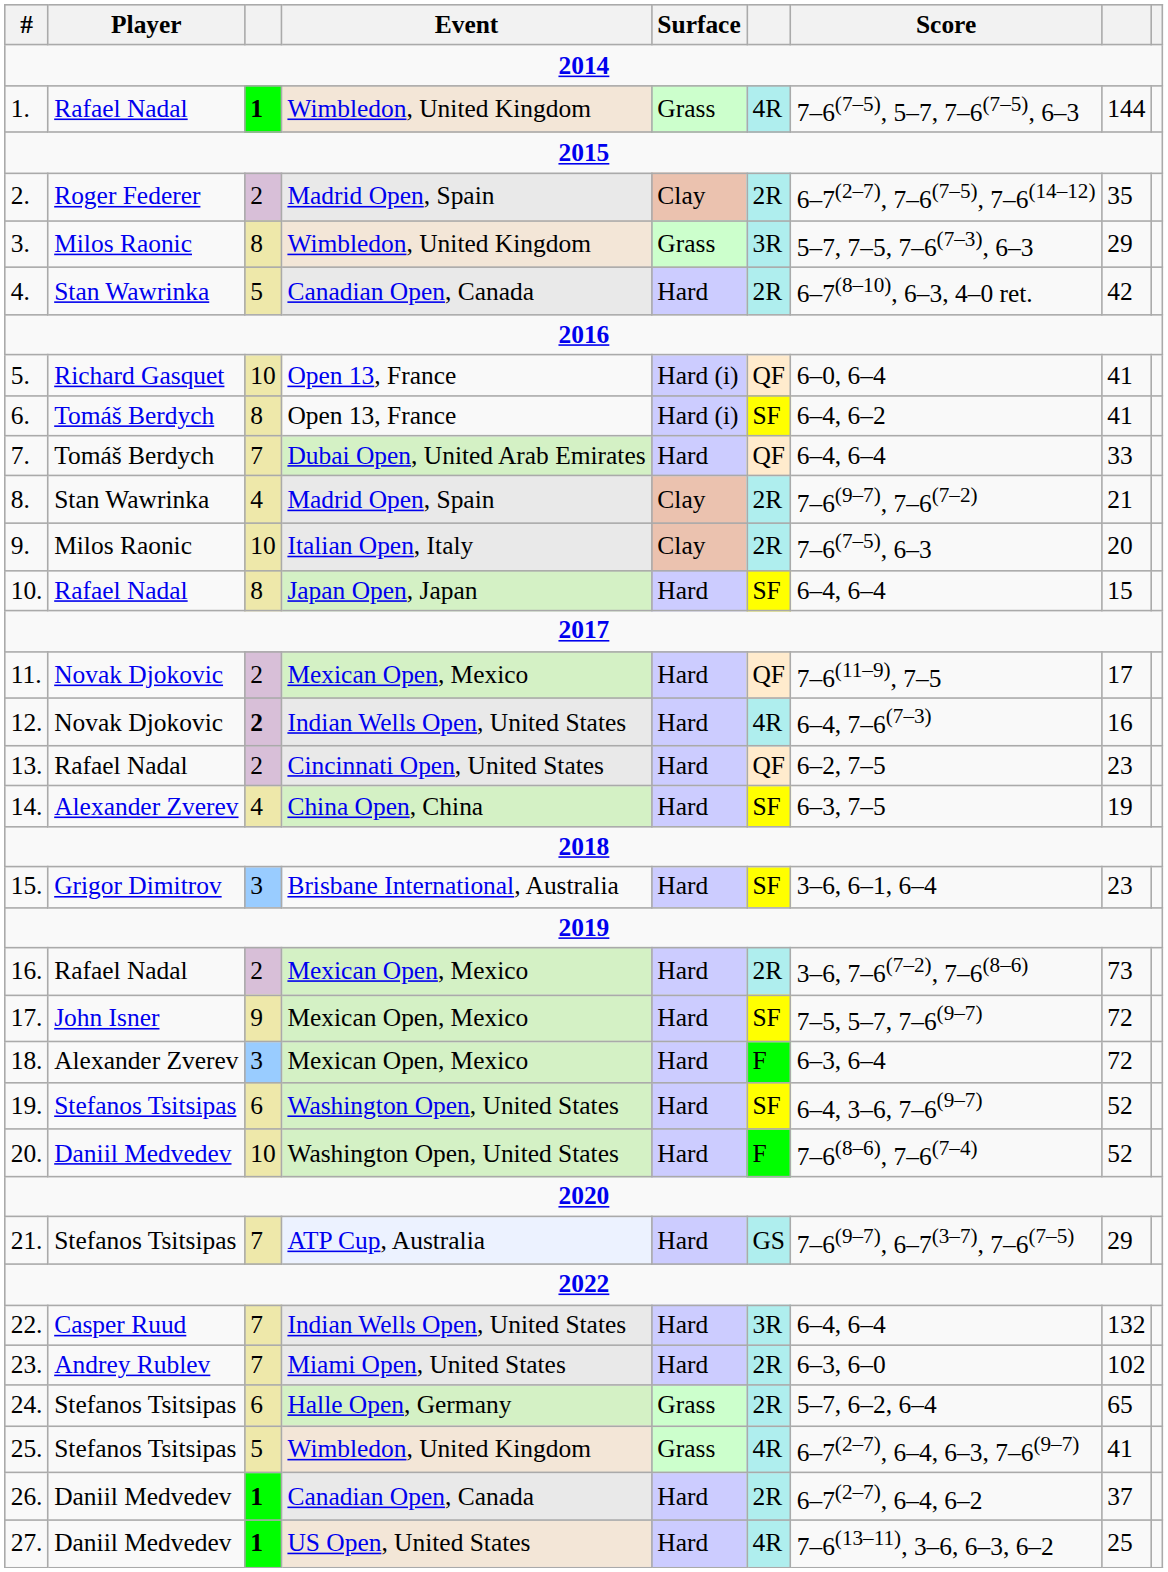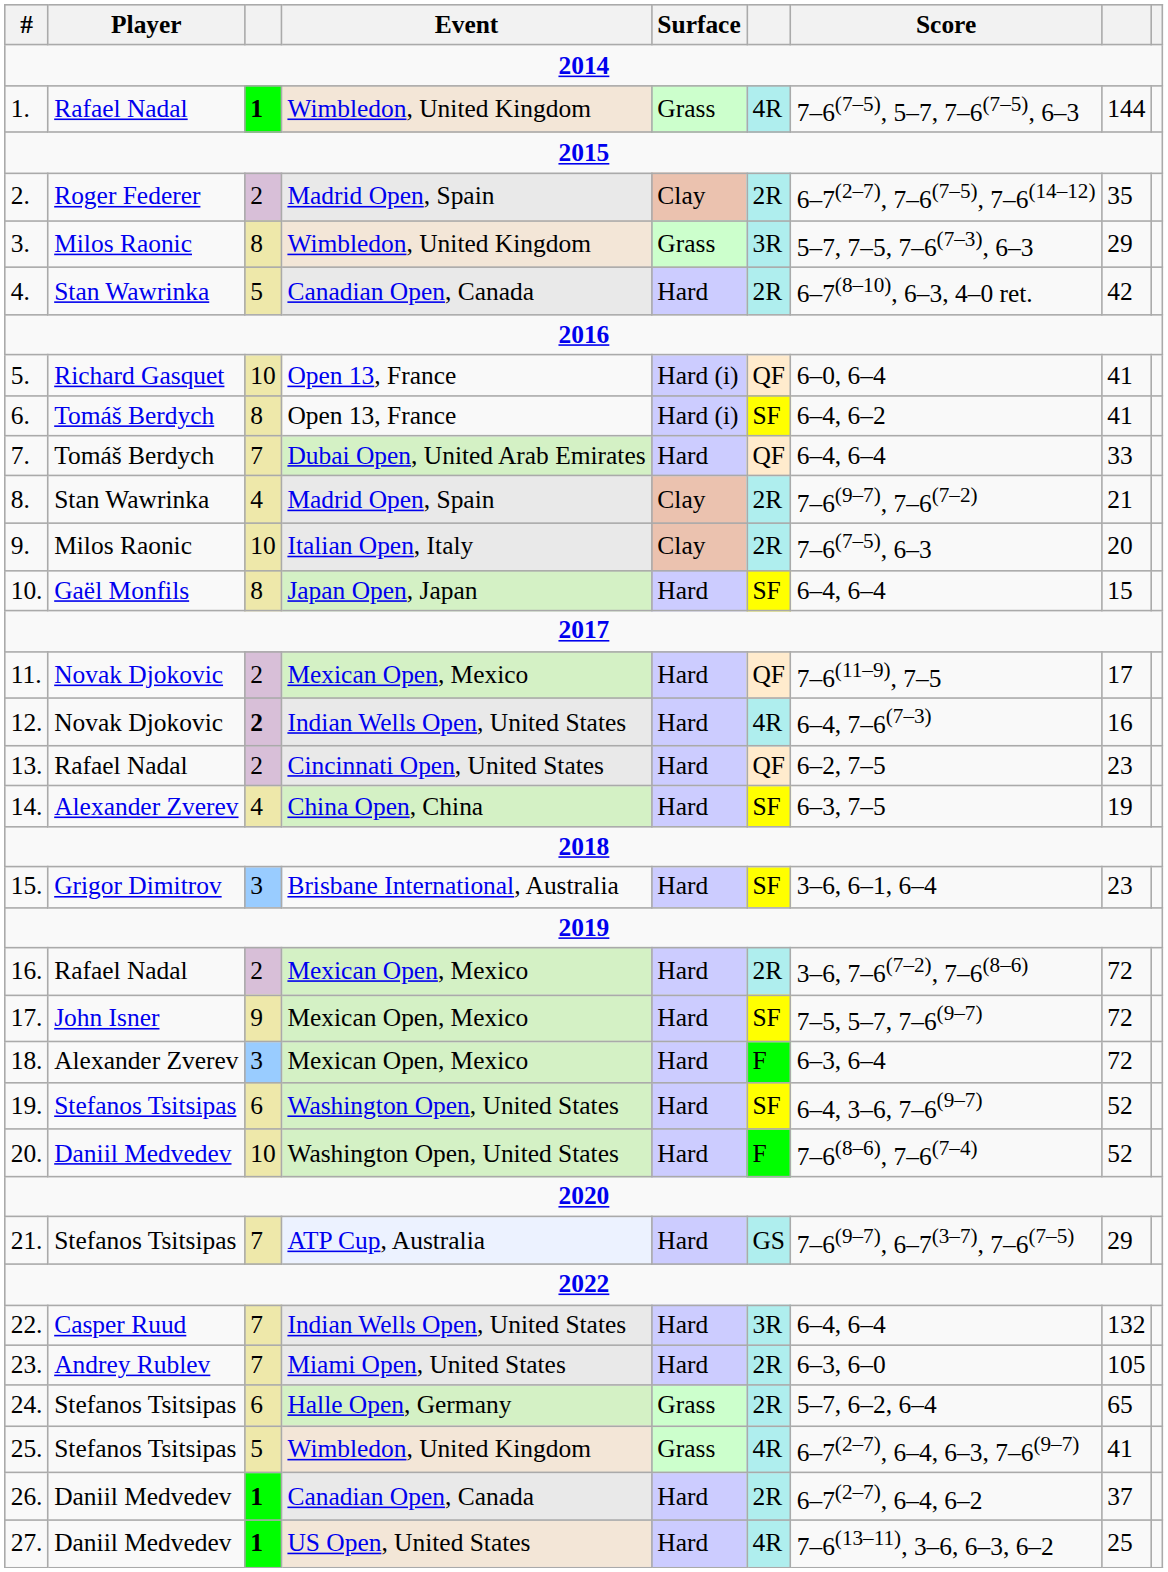(121, 590) Rafael Nadal -> (122, 590) Gaël Monfils
(1120, 970) 73 -> (1120, 970) 72
(1126, 1364) 102 -> (1126, 1364) 105
